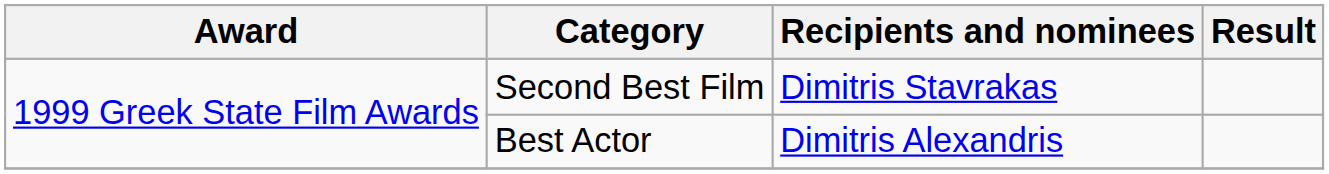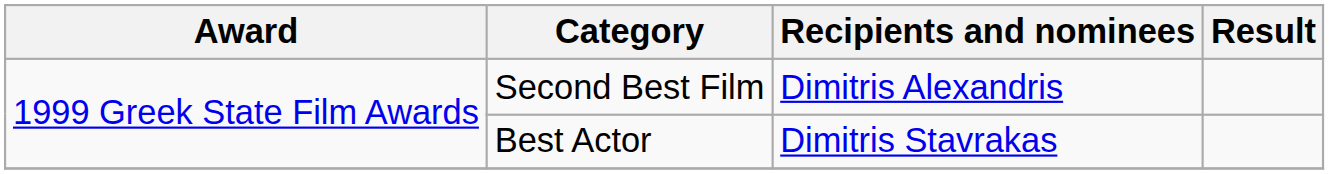(919, 86) Dimitris Stavrakas -> (922, 86) Dimitris Alexandris
(922, 140) Dimitris Alexandris -> (919, 140) Dimitris Stavrakas
